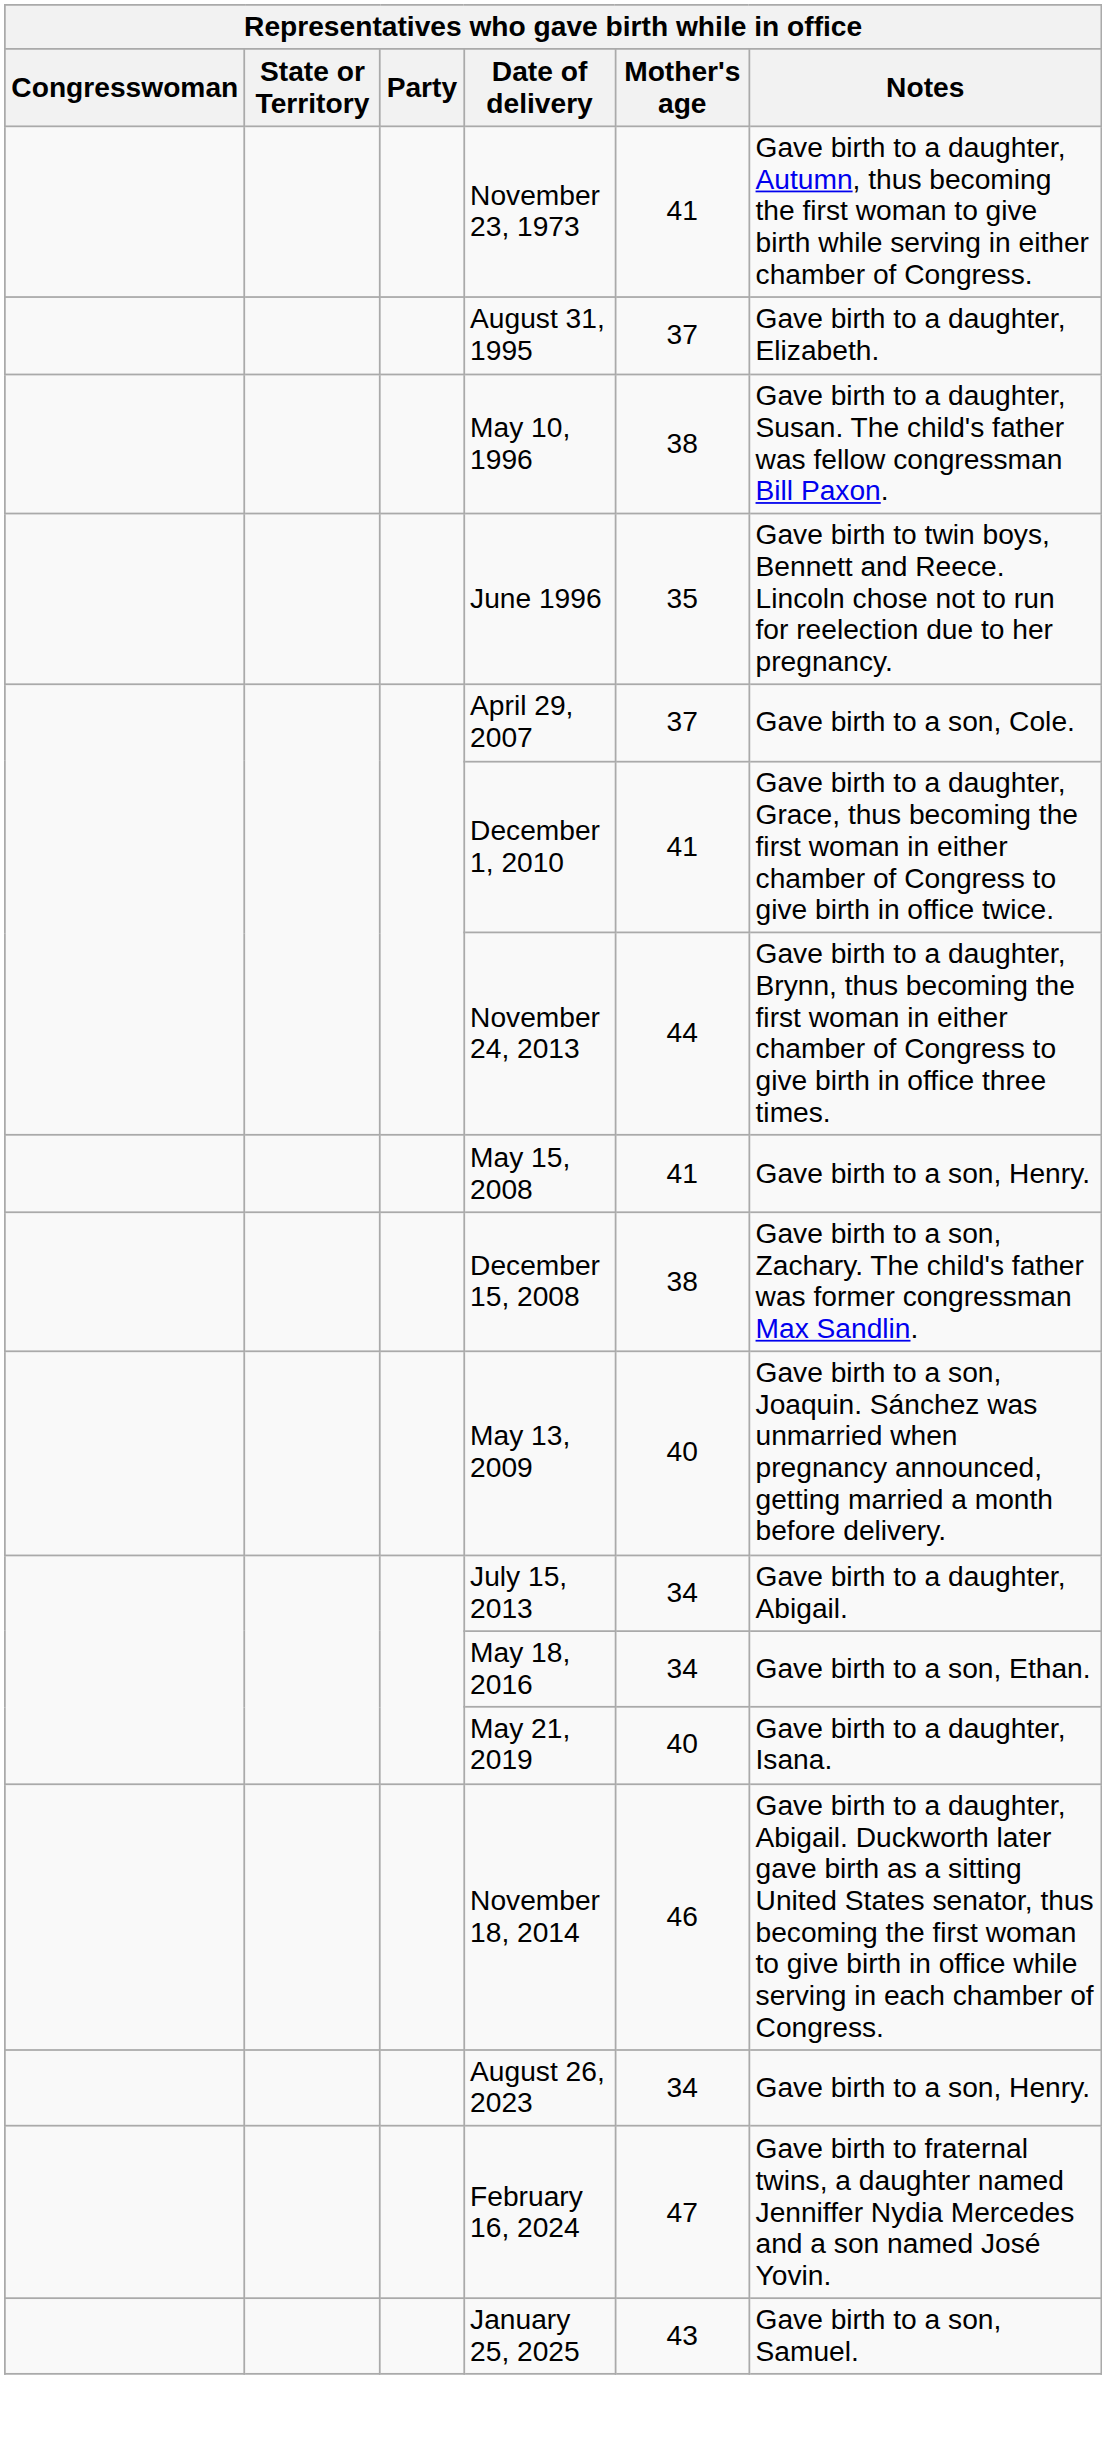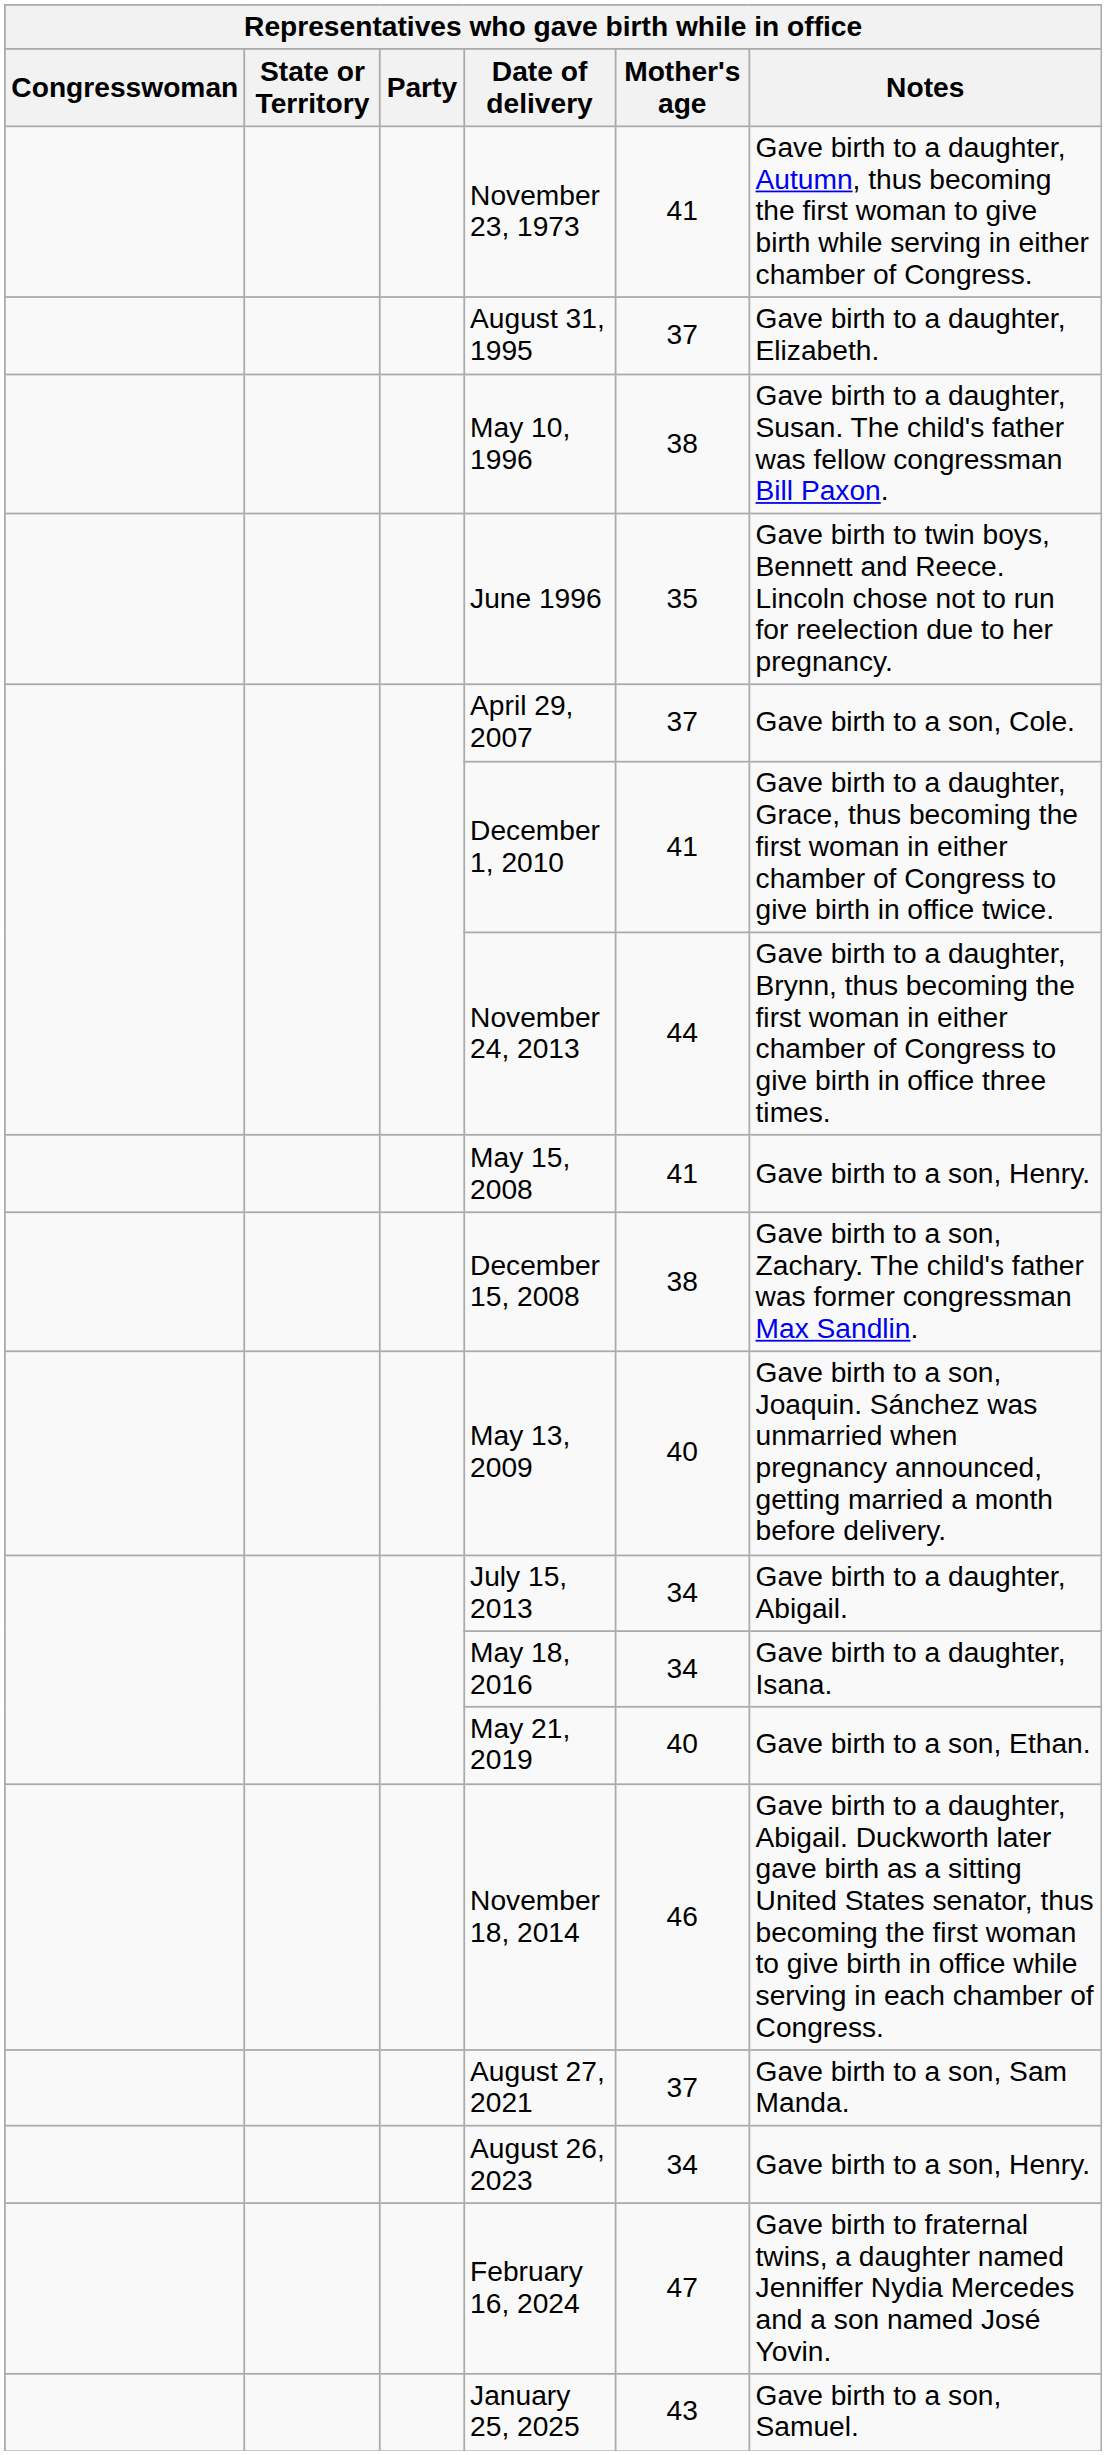(923, 1668) Gave birth to a son, Ethan. -> (911, 1668) Gave birth to a daughter, Isana.
(911, 1745) Gave birth to a daughter, Isana. -> (923, 1745) Gave birth to a son, Ethan.
+ row: (537, 2087)
